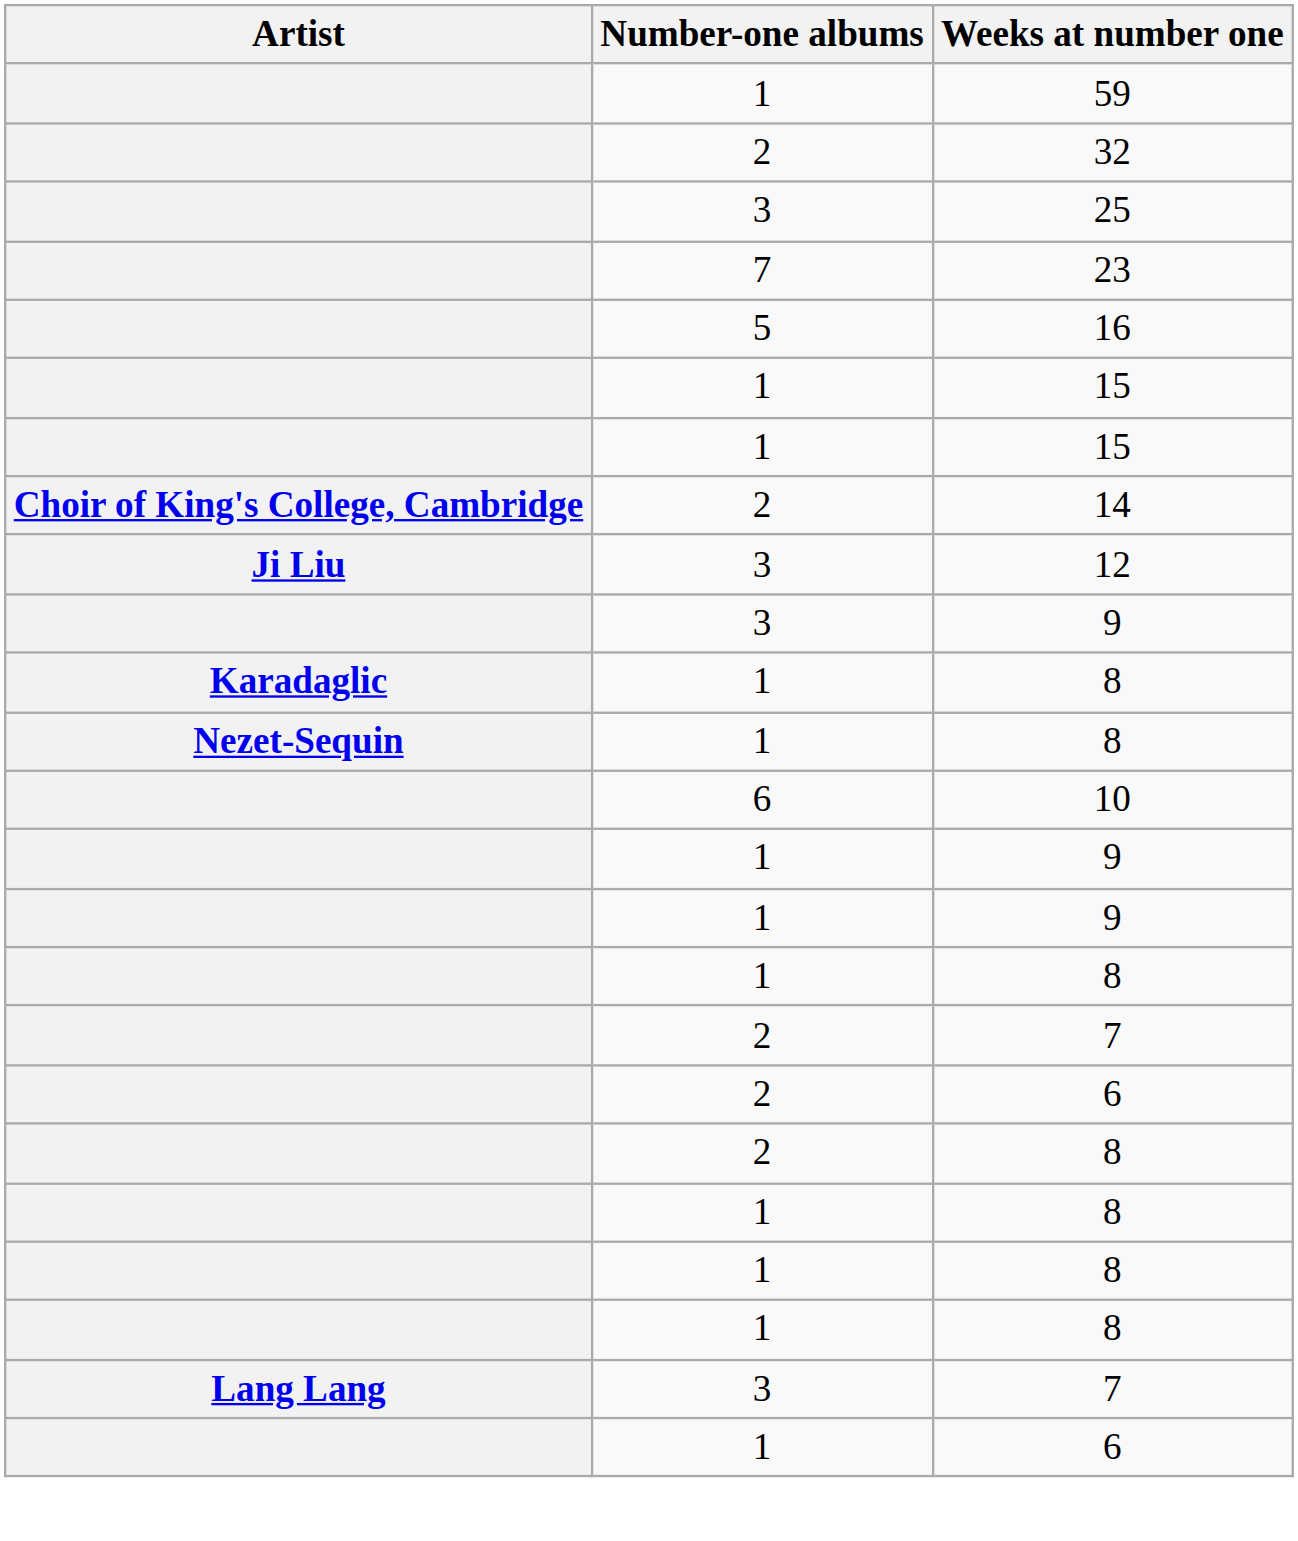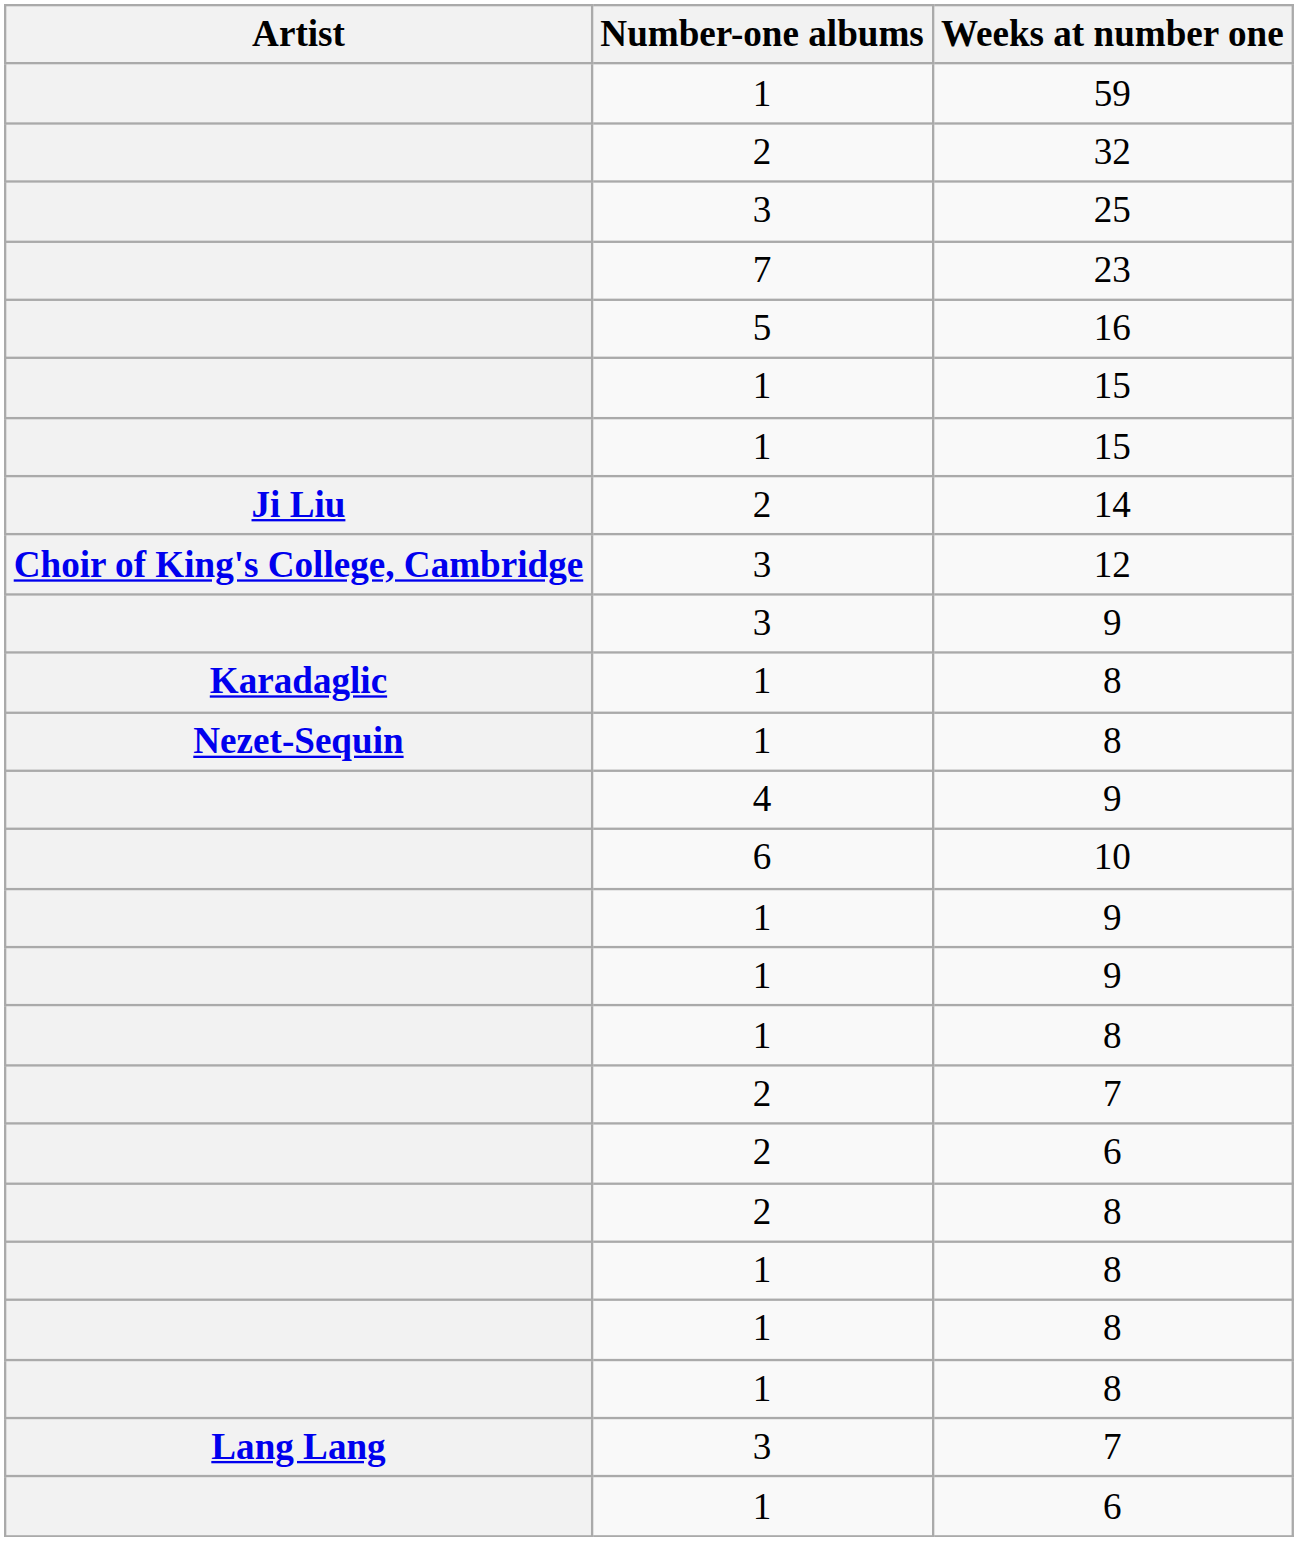(298, 504) Choir of King's College, Cambridge -> (298, 504) Ji Liu
(298, 563) Ji Liu -> (298, 563) Choir of King's College, Cambridge
+ row: (762, 799)
